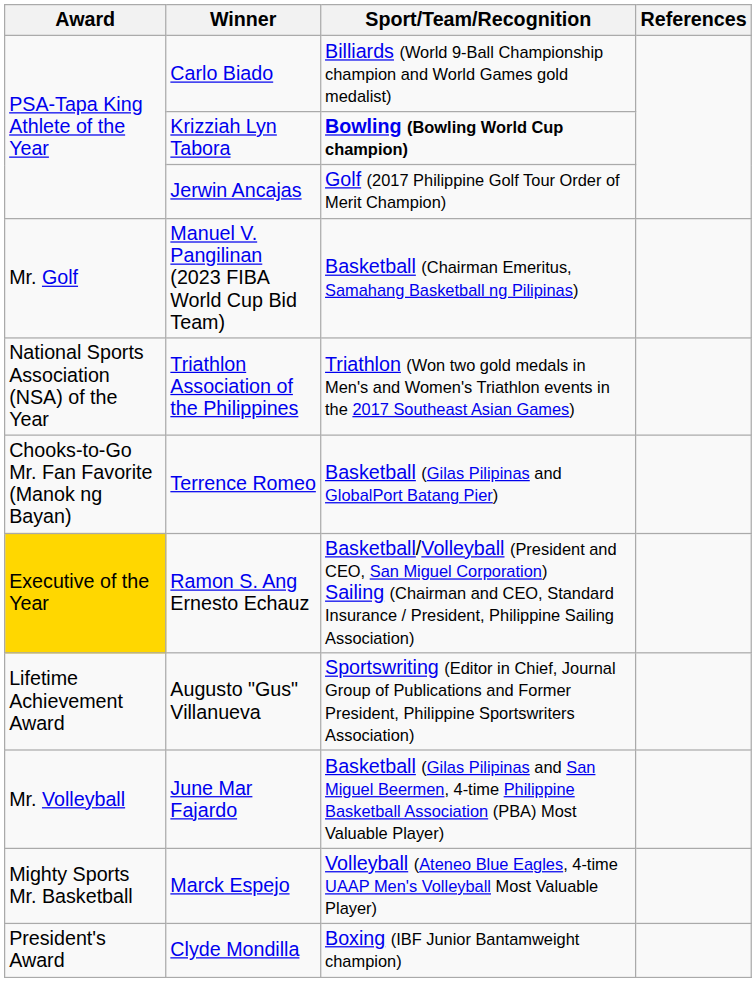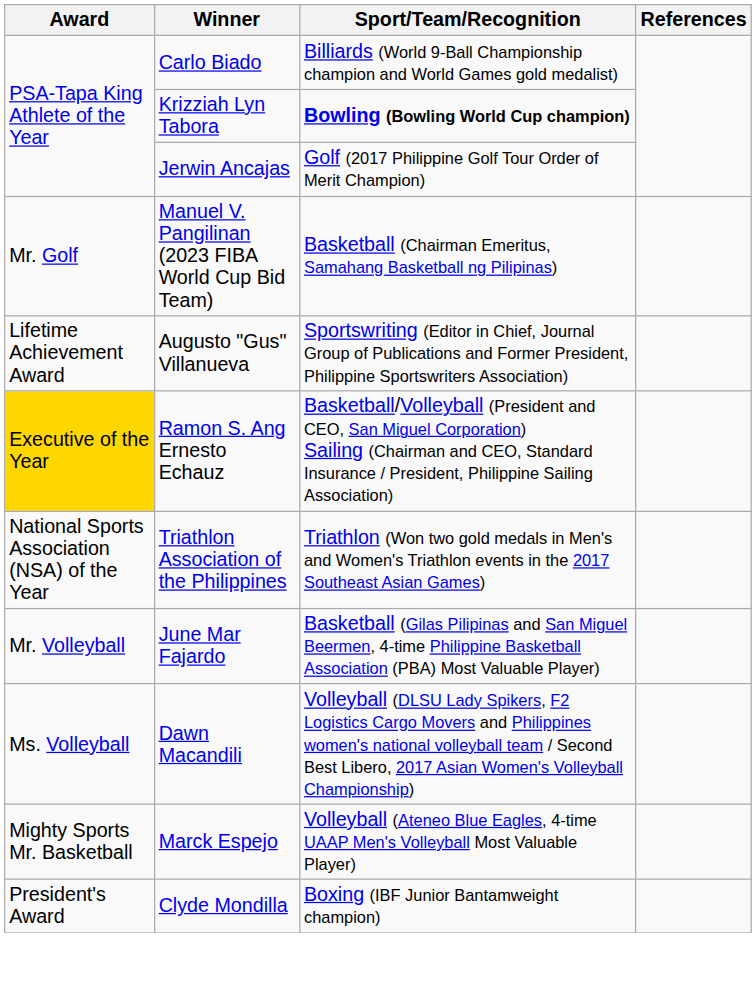rows swapped: (234, 701) <-> (234, 386)
- row: (243, 484)
+ row: (200, 743)
